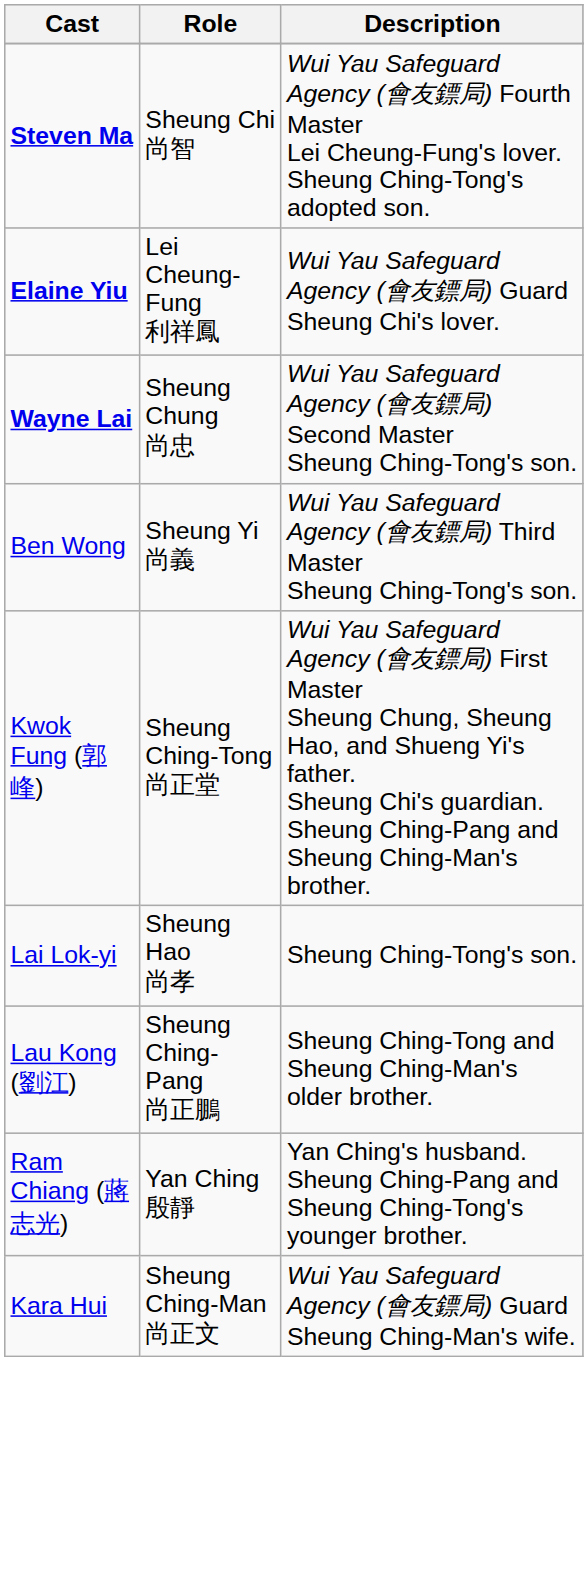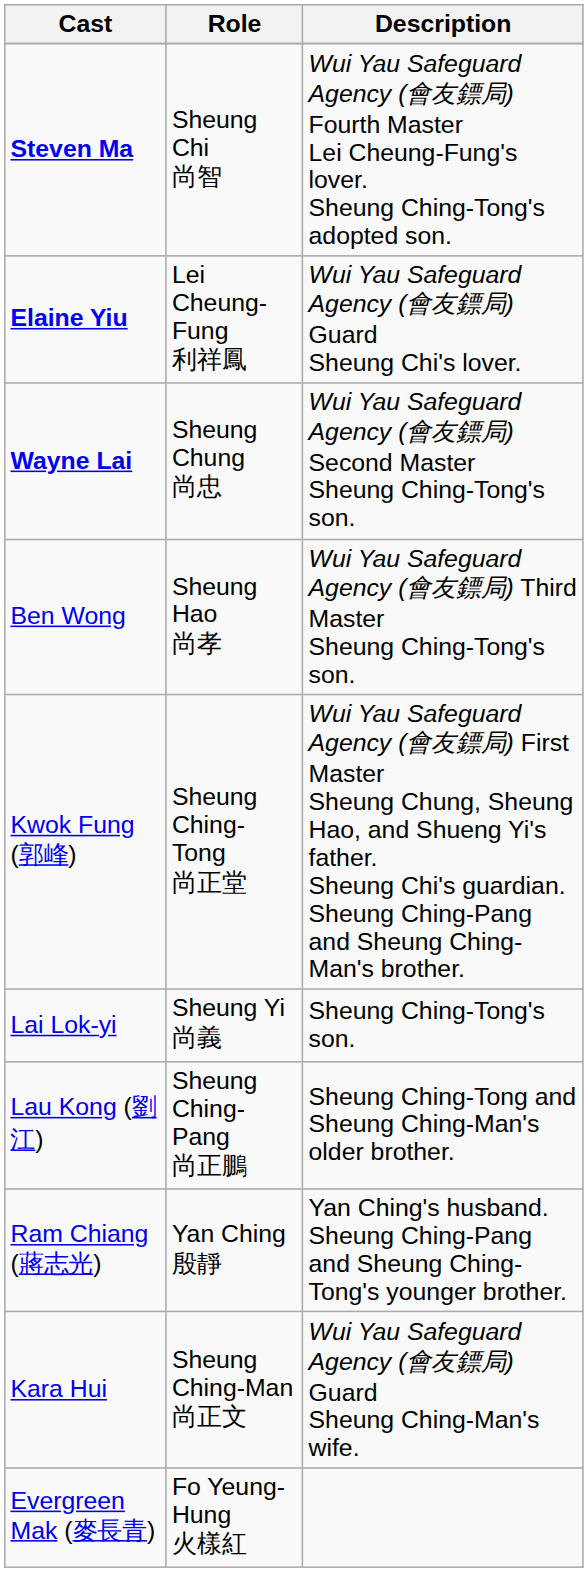(202, 544) Sheung Yi 尚義 -> (215, 614) Sheung Hao 尚孝
(188, 953) Sheung Hao 尚孝 -> (228, 1023) Sheung Yi 尚義
+ row: (83, 1515)
